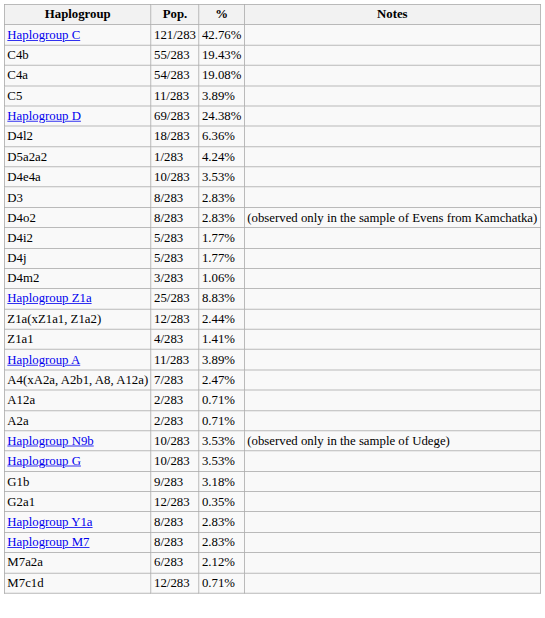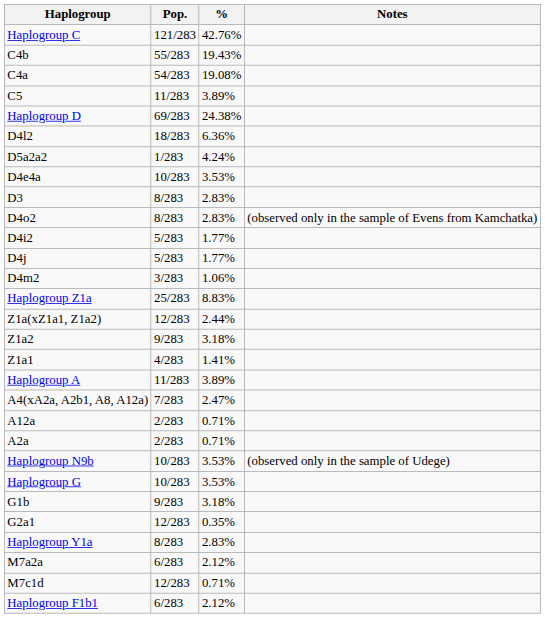+ row: (21, 339)
- row: (48, 542)
+ row: (53, 603)
